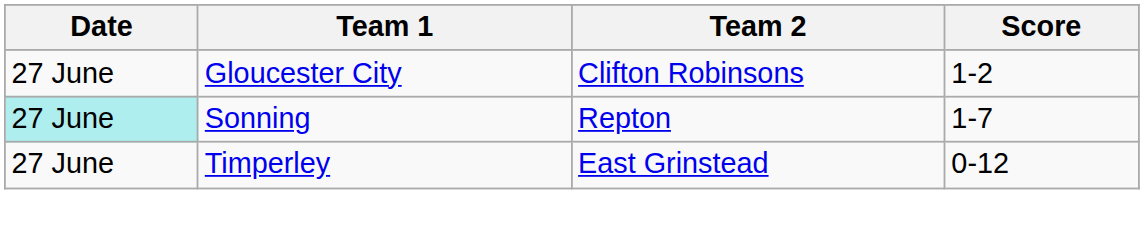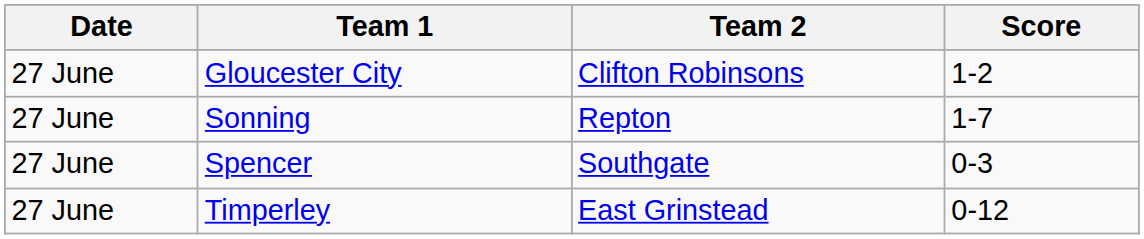(63, 118) paleturquoise background -> (63, 118) no background
+ row: (258, 164)
